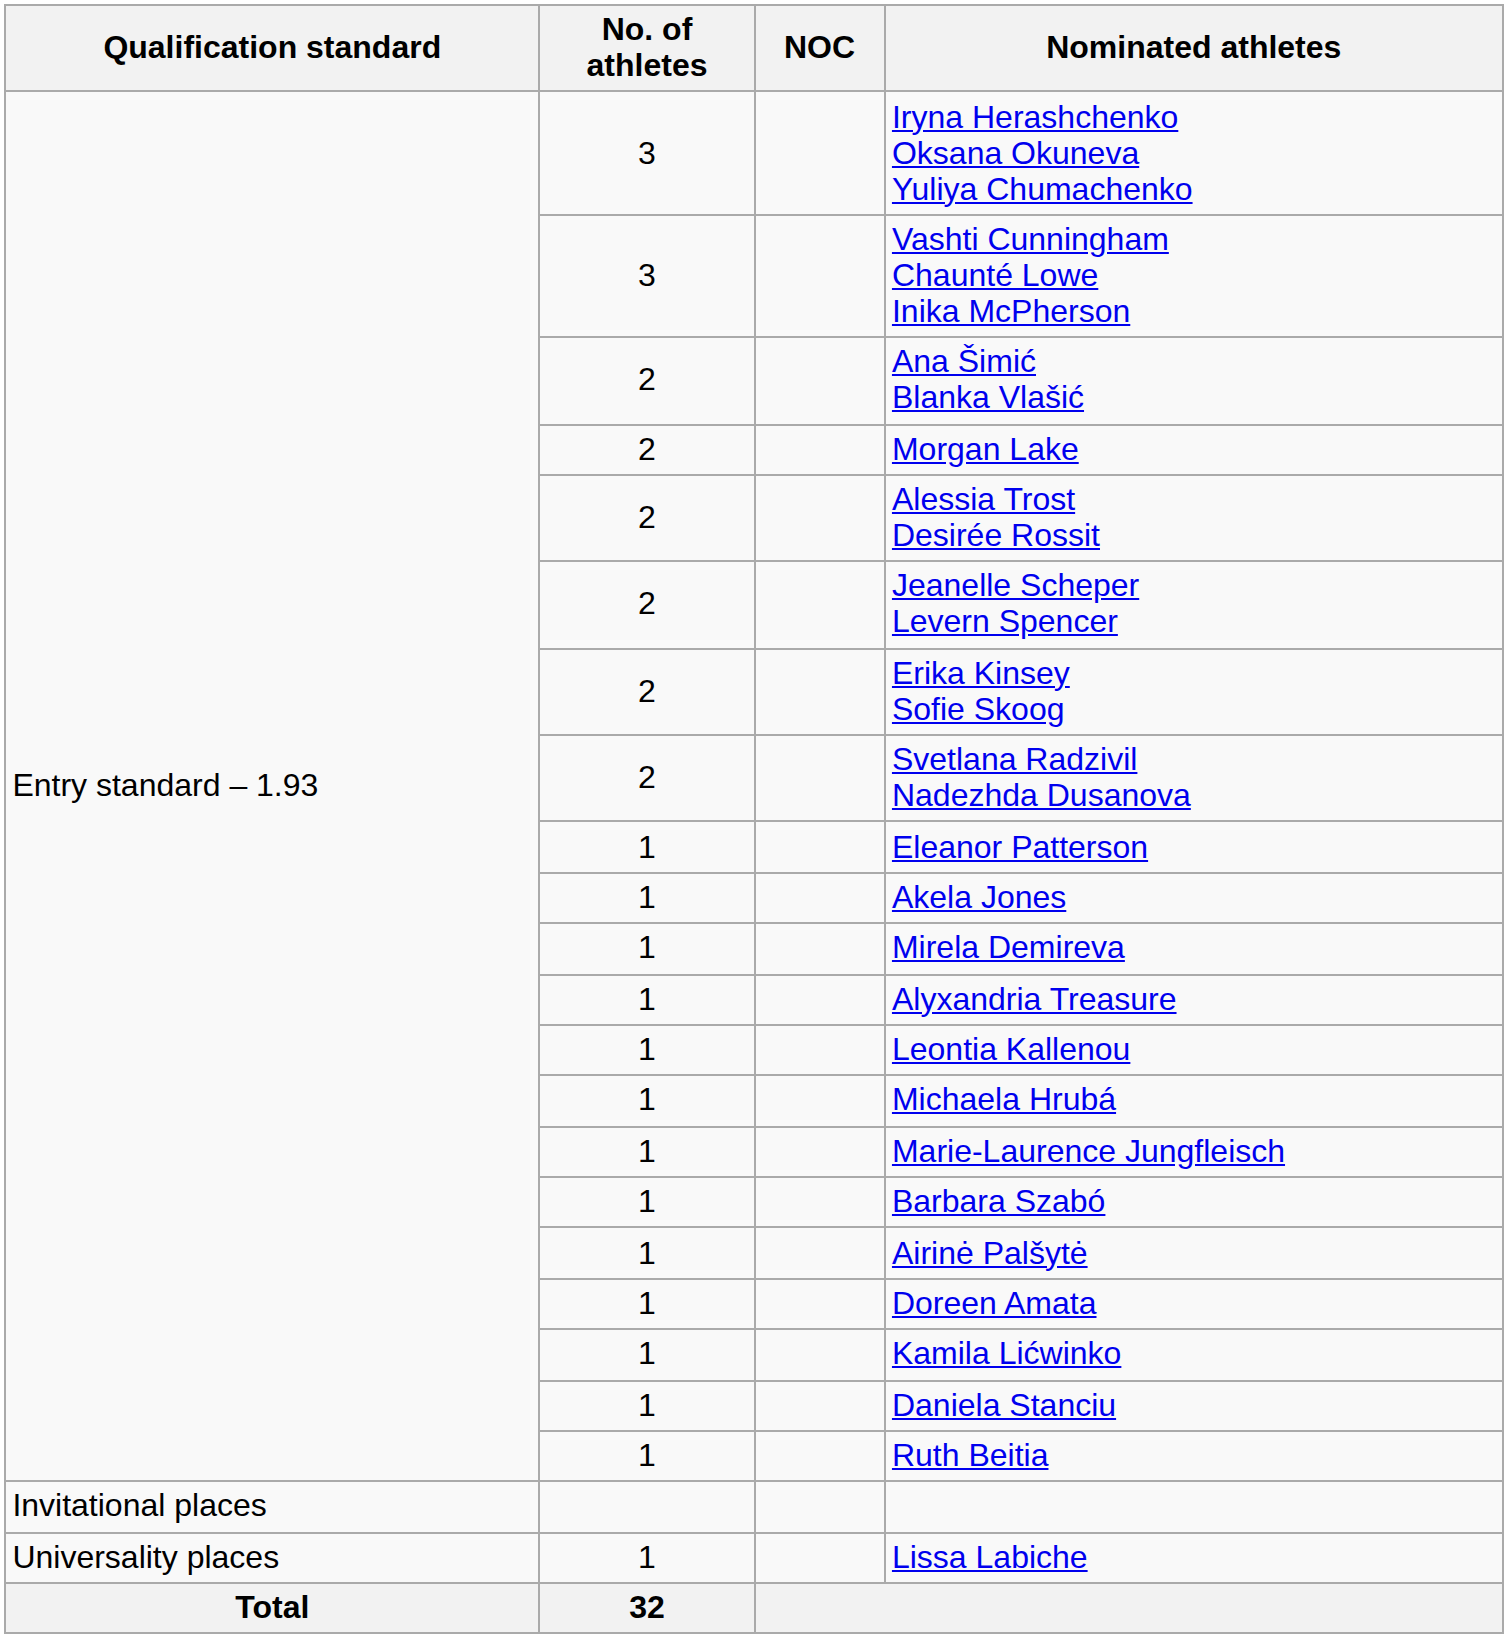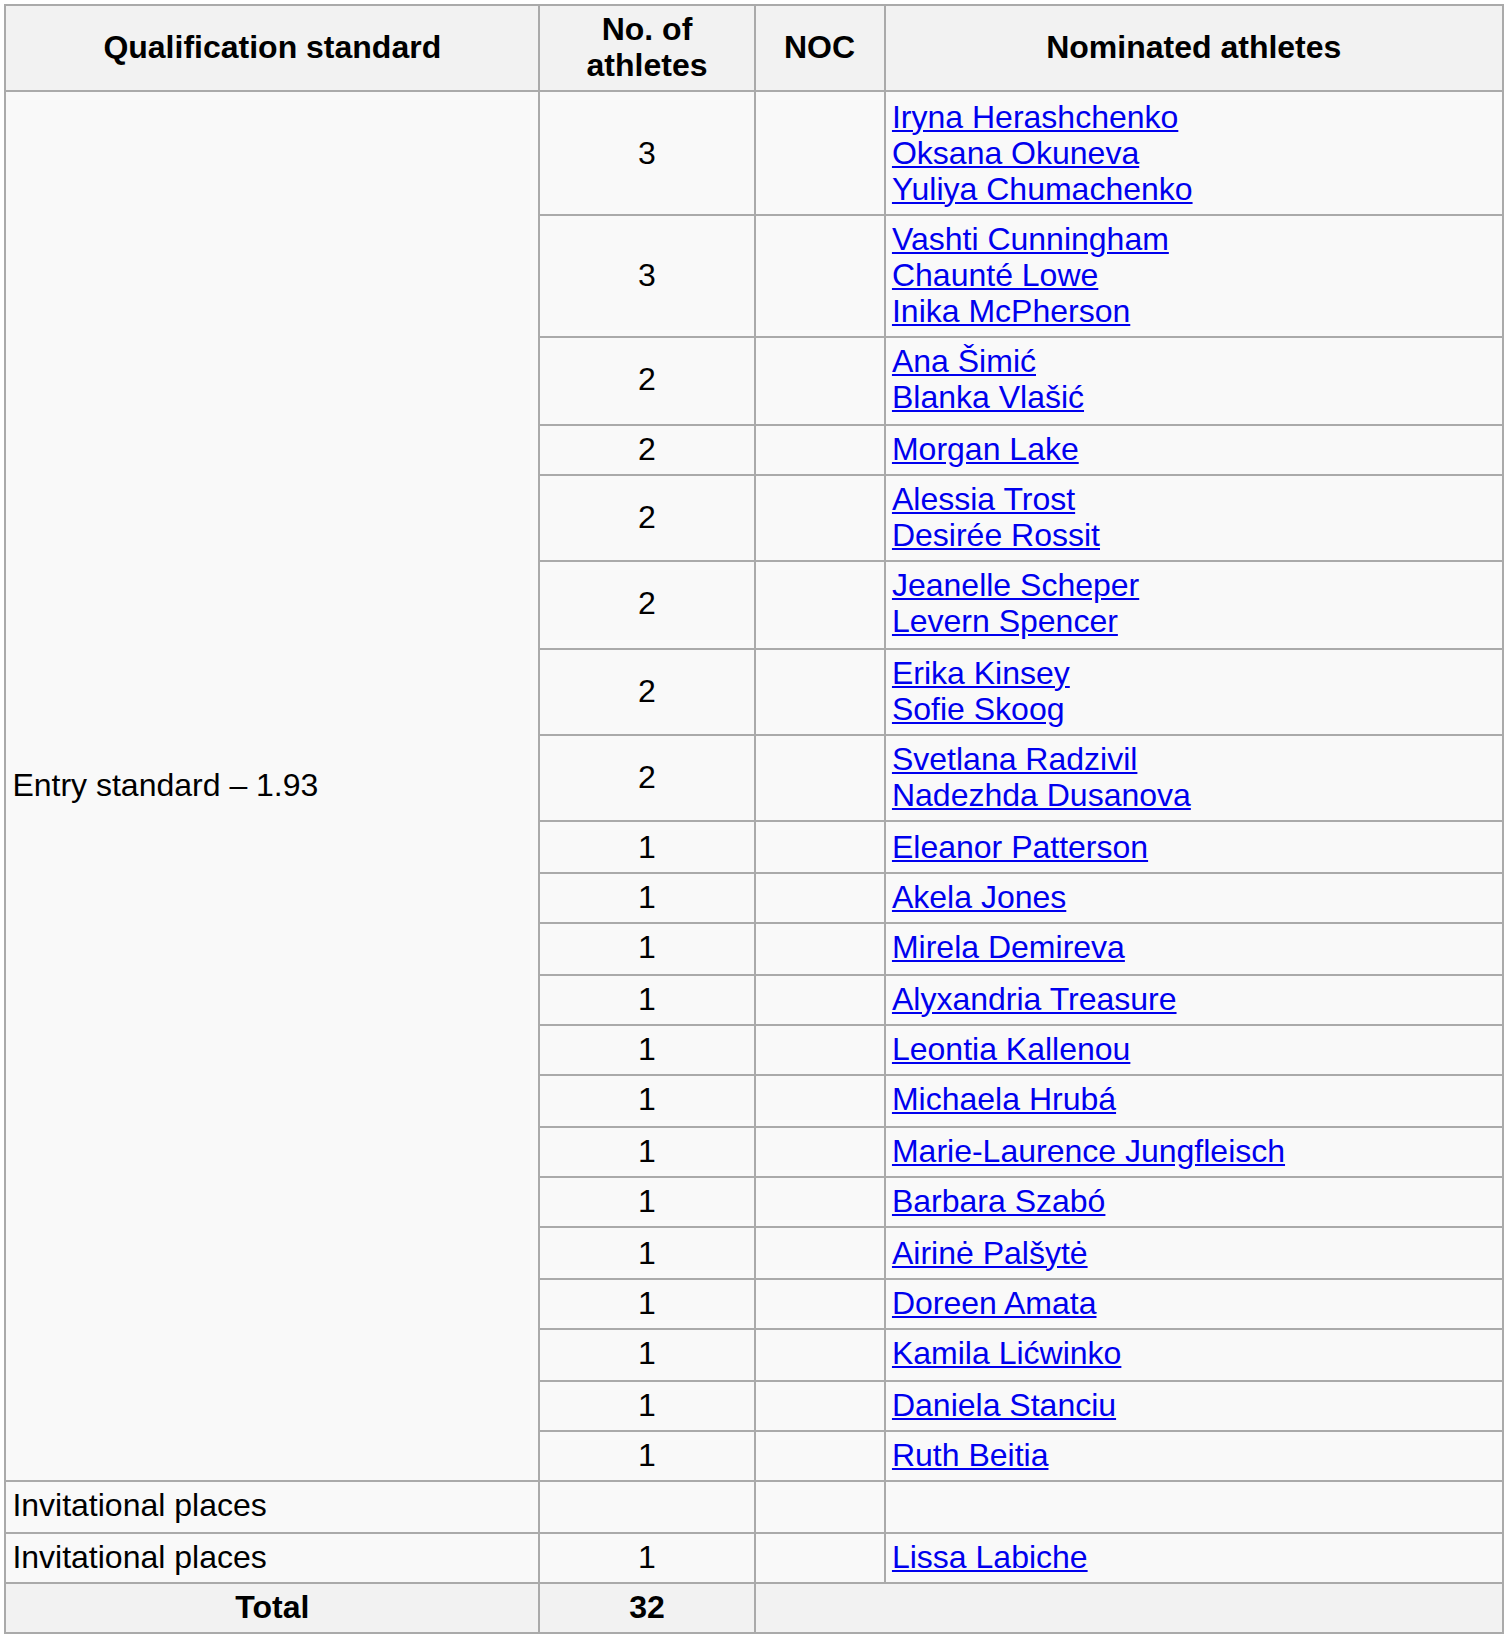(146, 1557) Universality places -> (140, 1557) Invitational places
